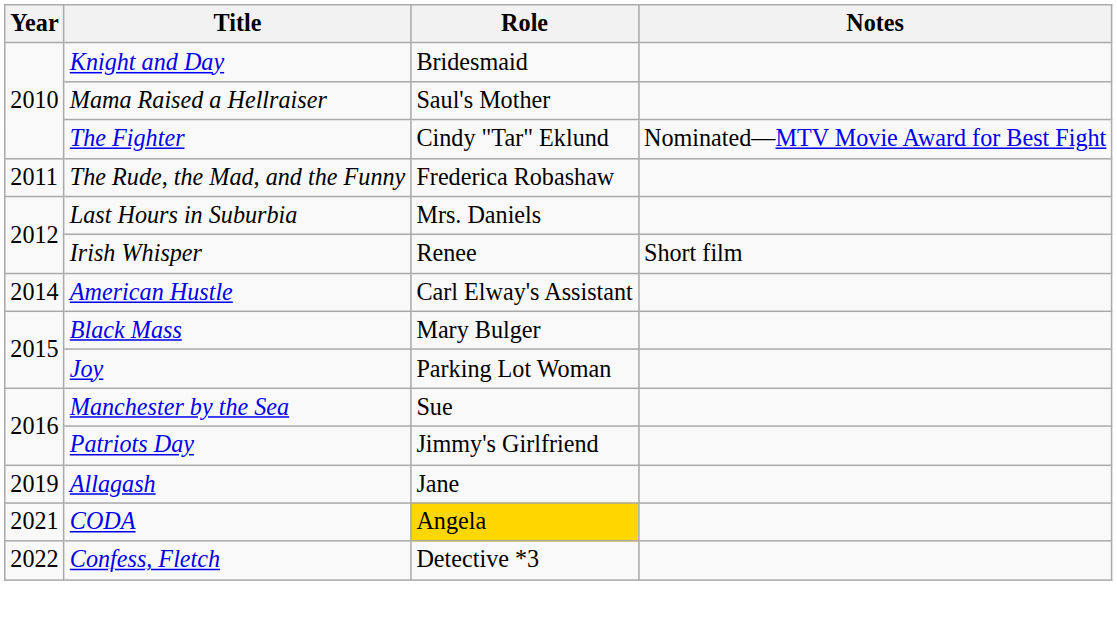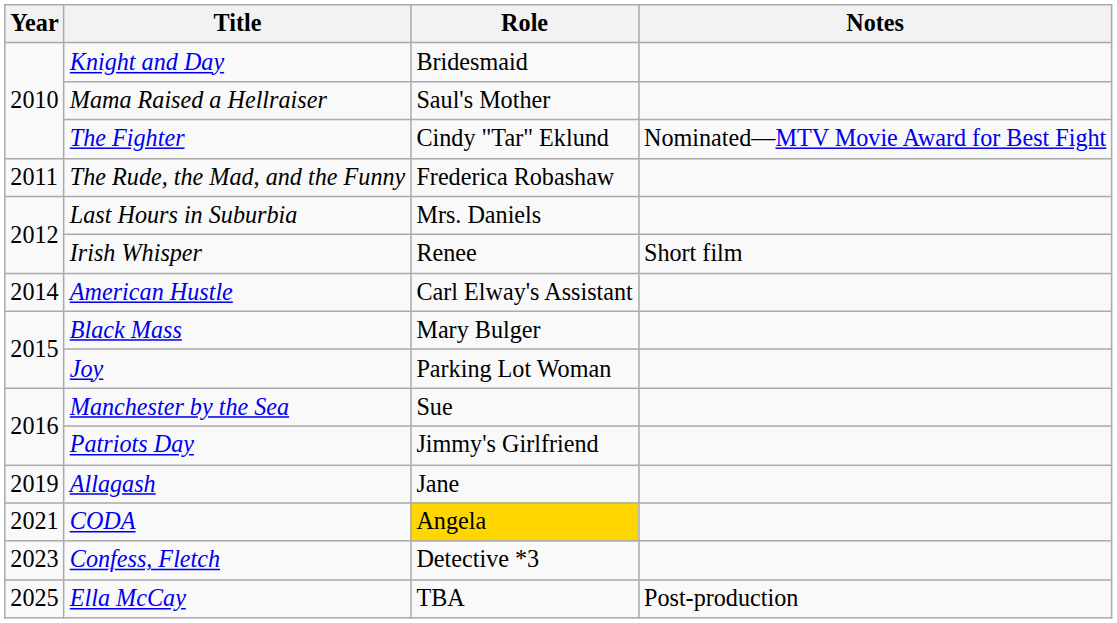(34, 560) 2022 -> (34, 560) 2023
+ row: (128, 598)
